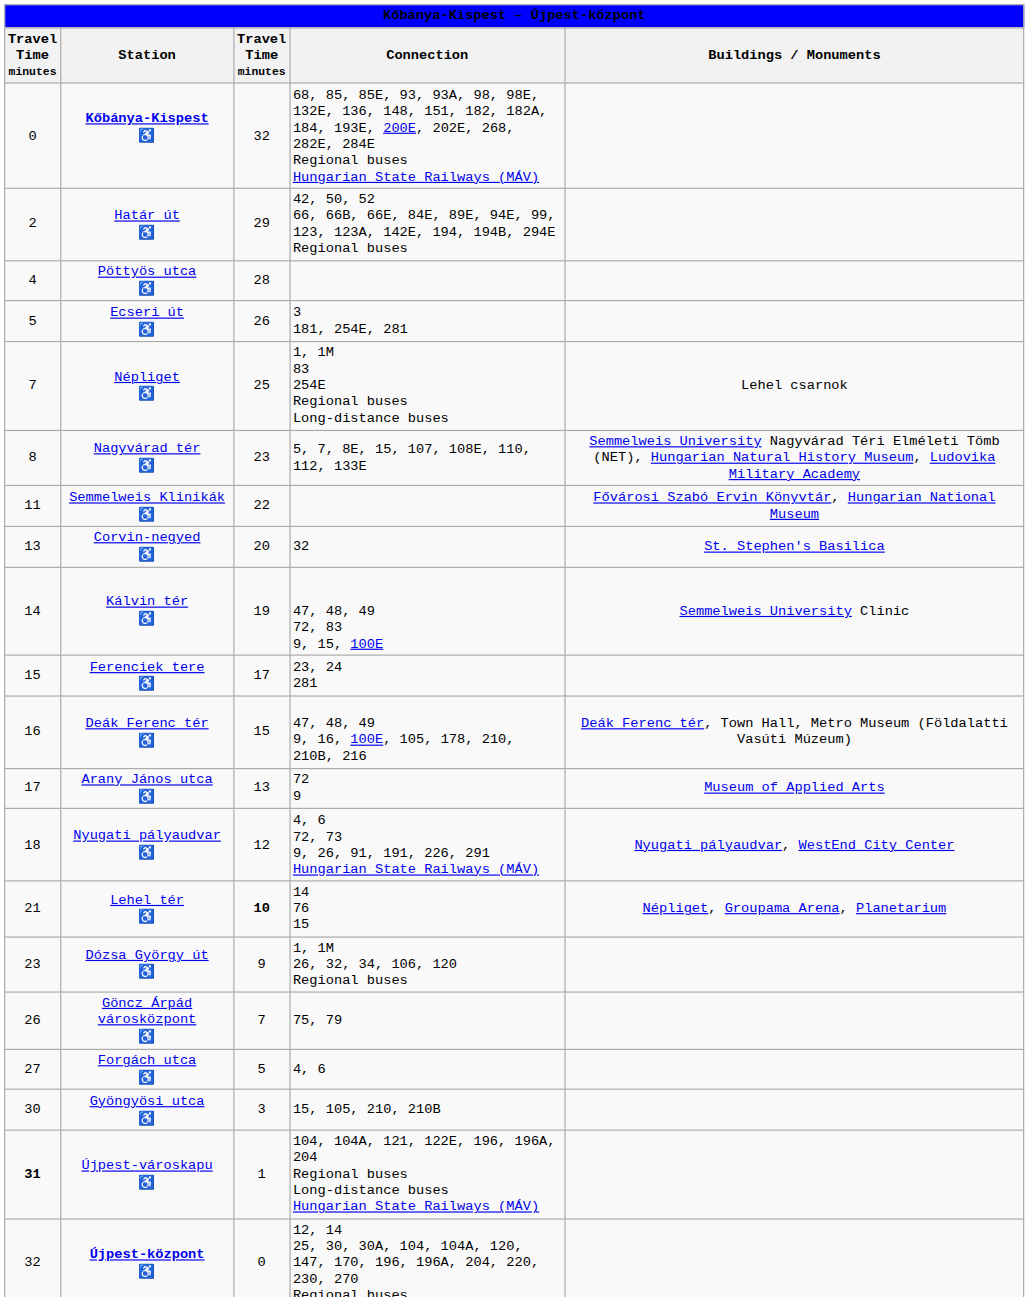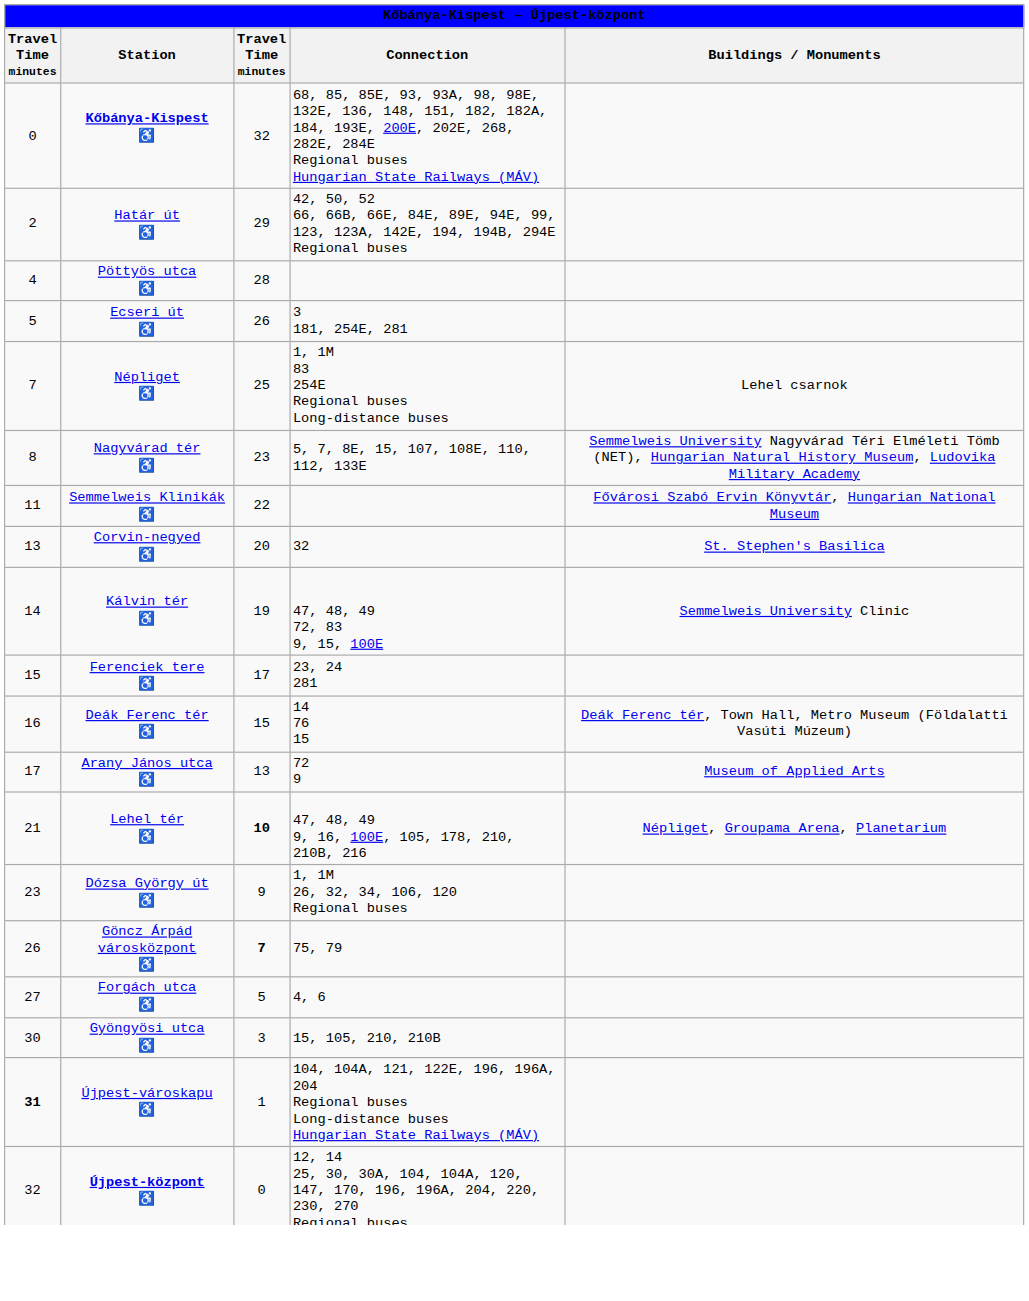(404, 740) 47, 48, 49 9, 16, 100E, 105, 178, 210, 210B, 216 -> (301, 723) 14 76 15
- row: (147, 844)
(301, 908) 14 76 15 -> (404, 836) 47, 48, 49 9, 16, 100E, 105, 178, 210, 210B, 216
(262, 1020) normal -> (262, 948) bold
